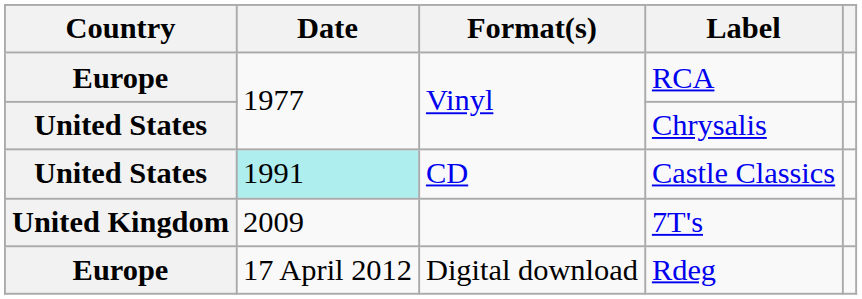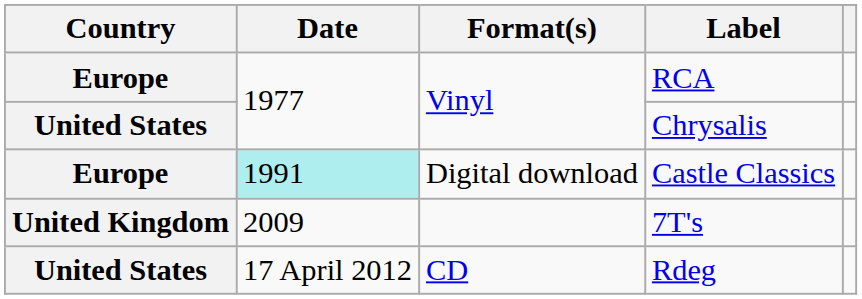(120, 173) United States -> (120, 173) Europe
(447, 173) CD -> (532, 173) Digital download
(120, 269) Europe -> (120, 269) United States
(532, 269) Digital download -> (447, 269) CD
